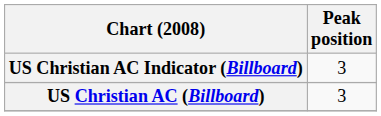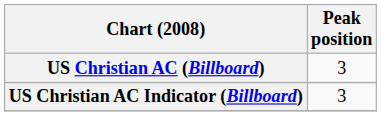rows swapped: (156, 96) <-> (156, 67)
